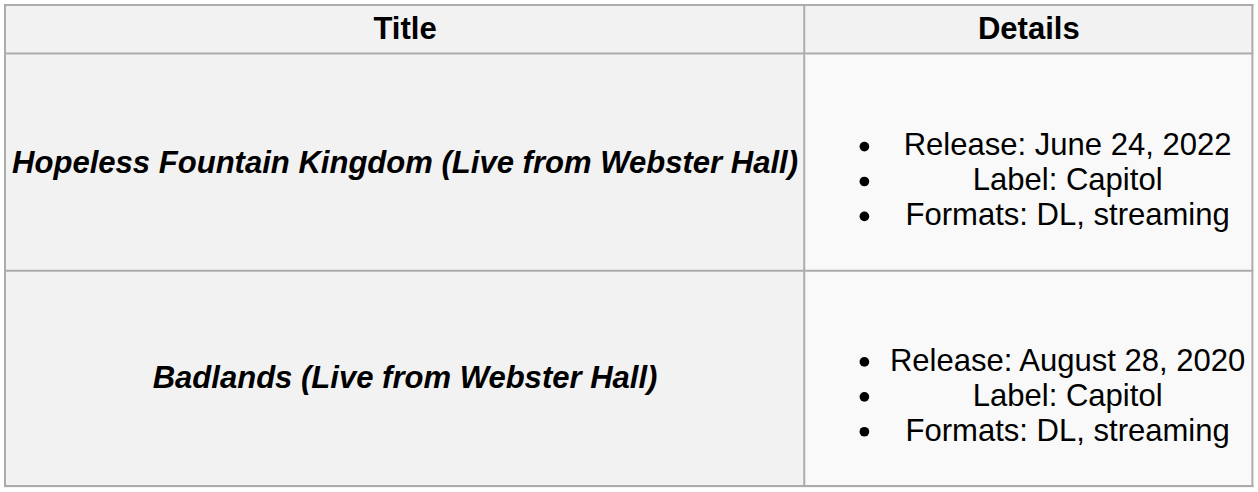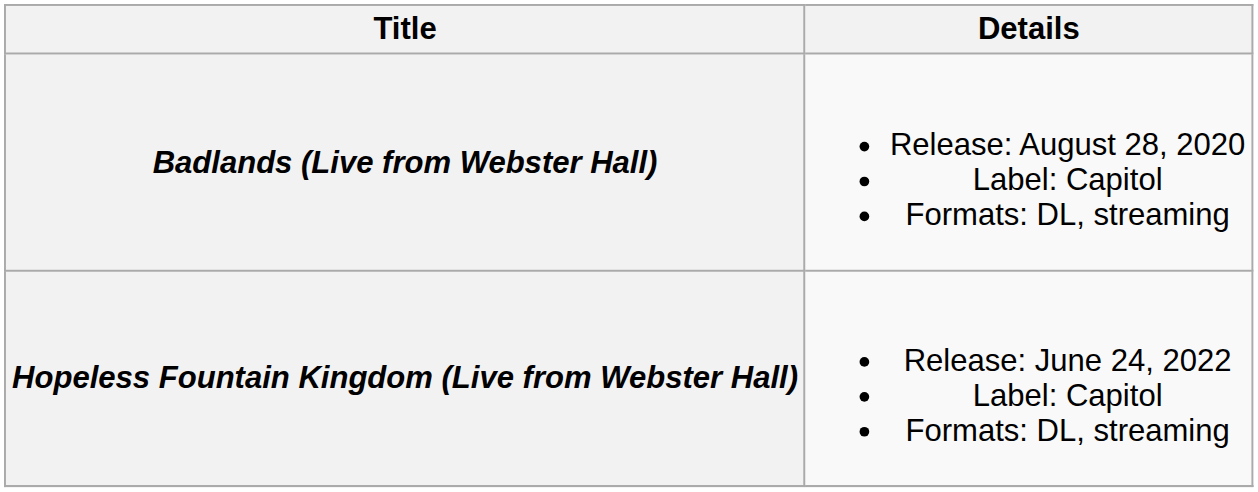rows swapped: (405, 377) <-> (405, 161)
